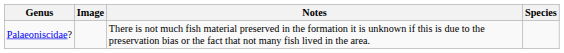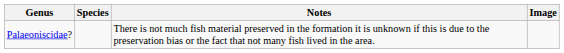columns swapped: (541, 12) <-> (90, 12)
